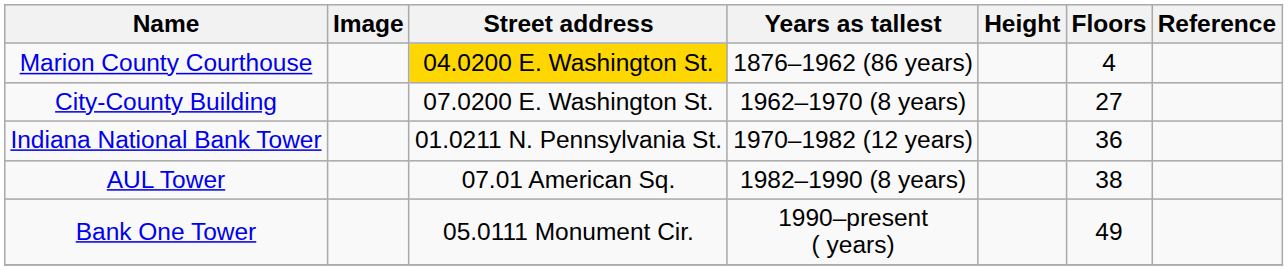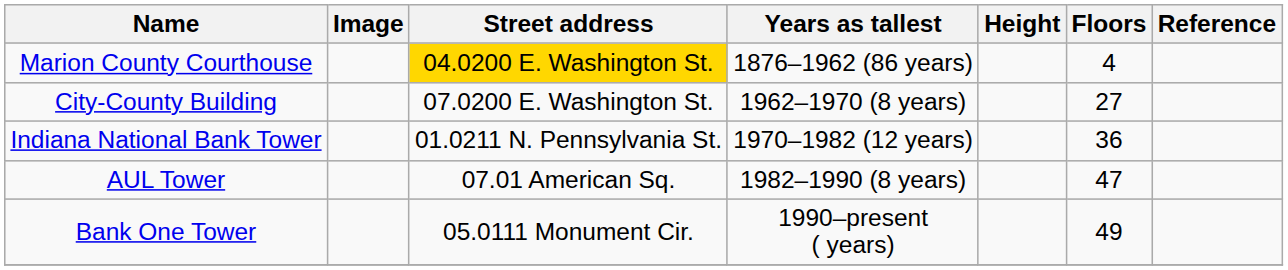(1109, 179) 38 -> (1109, 179) 47
